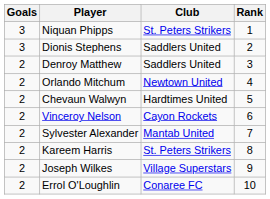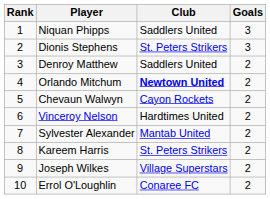columns swapped: (250, 13) <-> (22, 13)
(187, 30) St. Peters Strikers -> (178, 30) Saddlers United
(182, 47) Saddlers United -> (183, 47) St. Peters Strikers
(183, 82) normal -> (182, 82) bold
(185, 99) Hardtimes United -> (177, 99) Cayon Rockets
(180, 116) Cayon Rockets -> (182, 116) Hardtimes United
